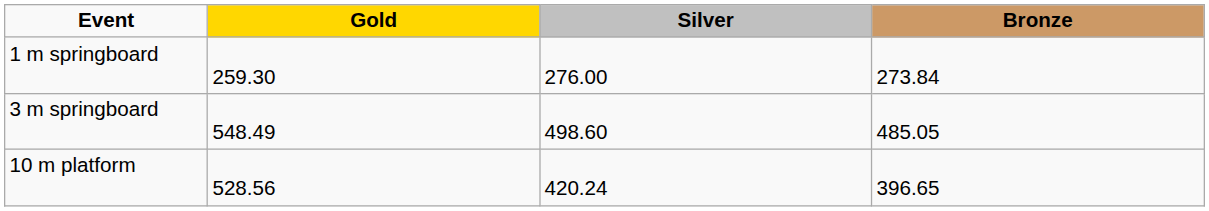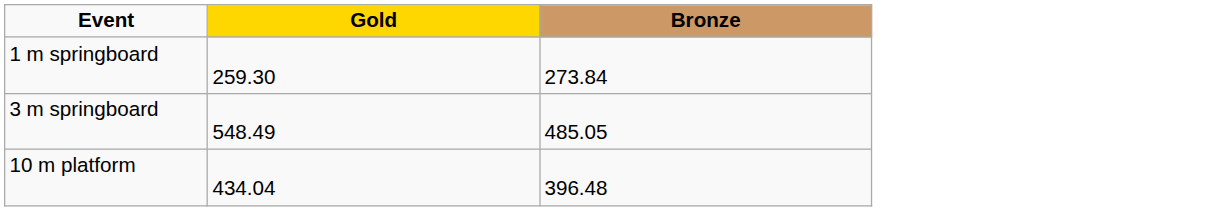- column: (706, 20)
(244, 188) 528.56 -> (244, 188) 434.04
(908, 188) 396.65 -> (576, 188) 396.48
